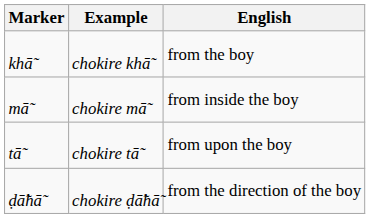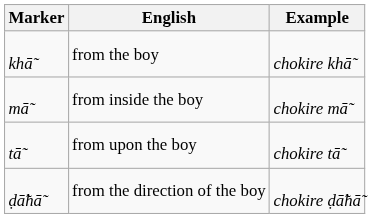columns swapped: (116, 17) <-> (264, 17)
